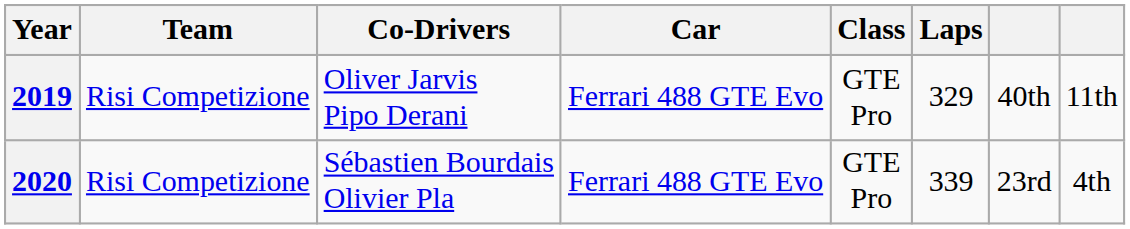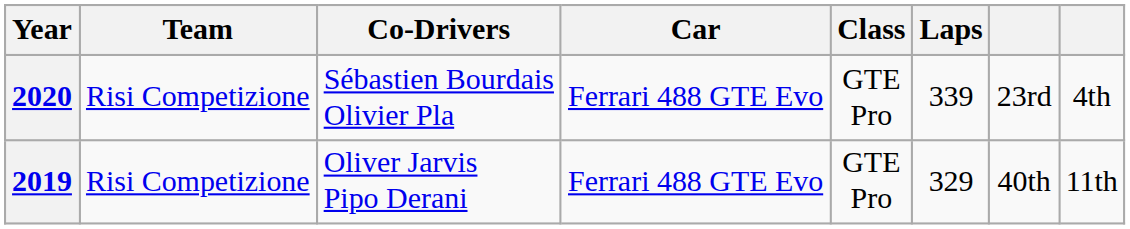rows swapped: (42, 96) <-> (42, 181)
